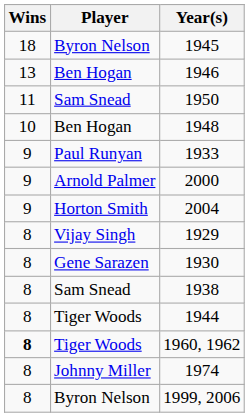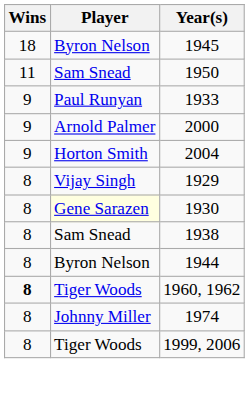- row: (202, 72)
- row: (202, 126)
(101, 262) no background -> (101, 208) lightyellow background
(98, 316) Tiger Woods -> (102, 262) Byron Nelson
(102, 398) Byron Nelson -> (98, 343) Tiger Woods
